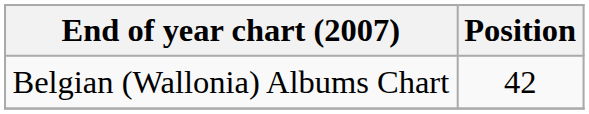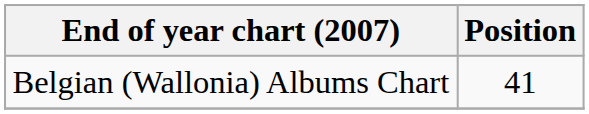(520, 81) 42 -> (520, 81) 41
